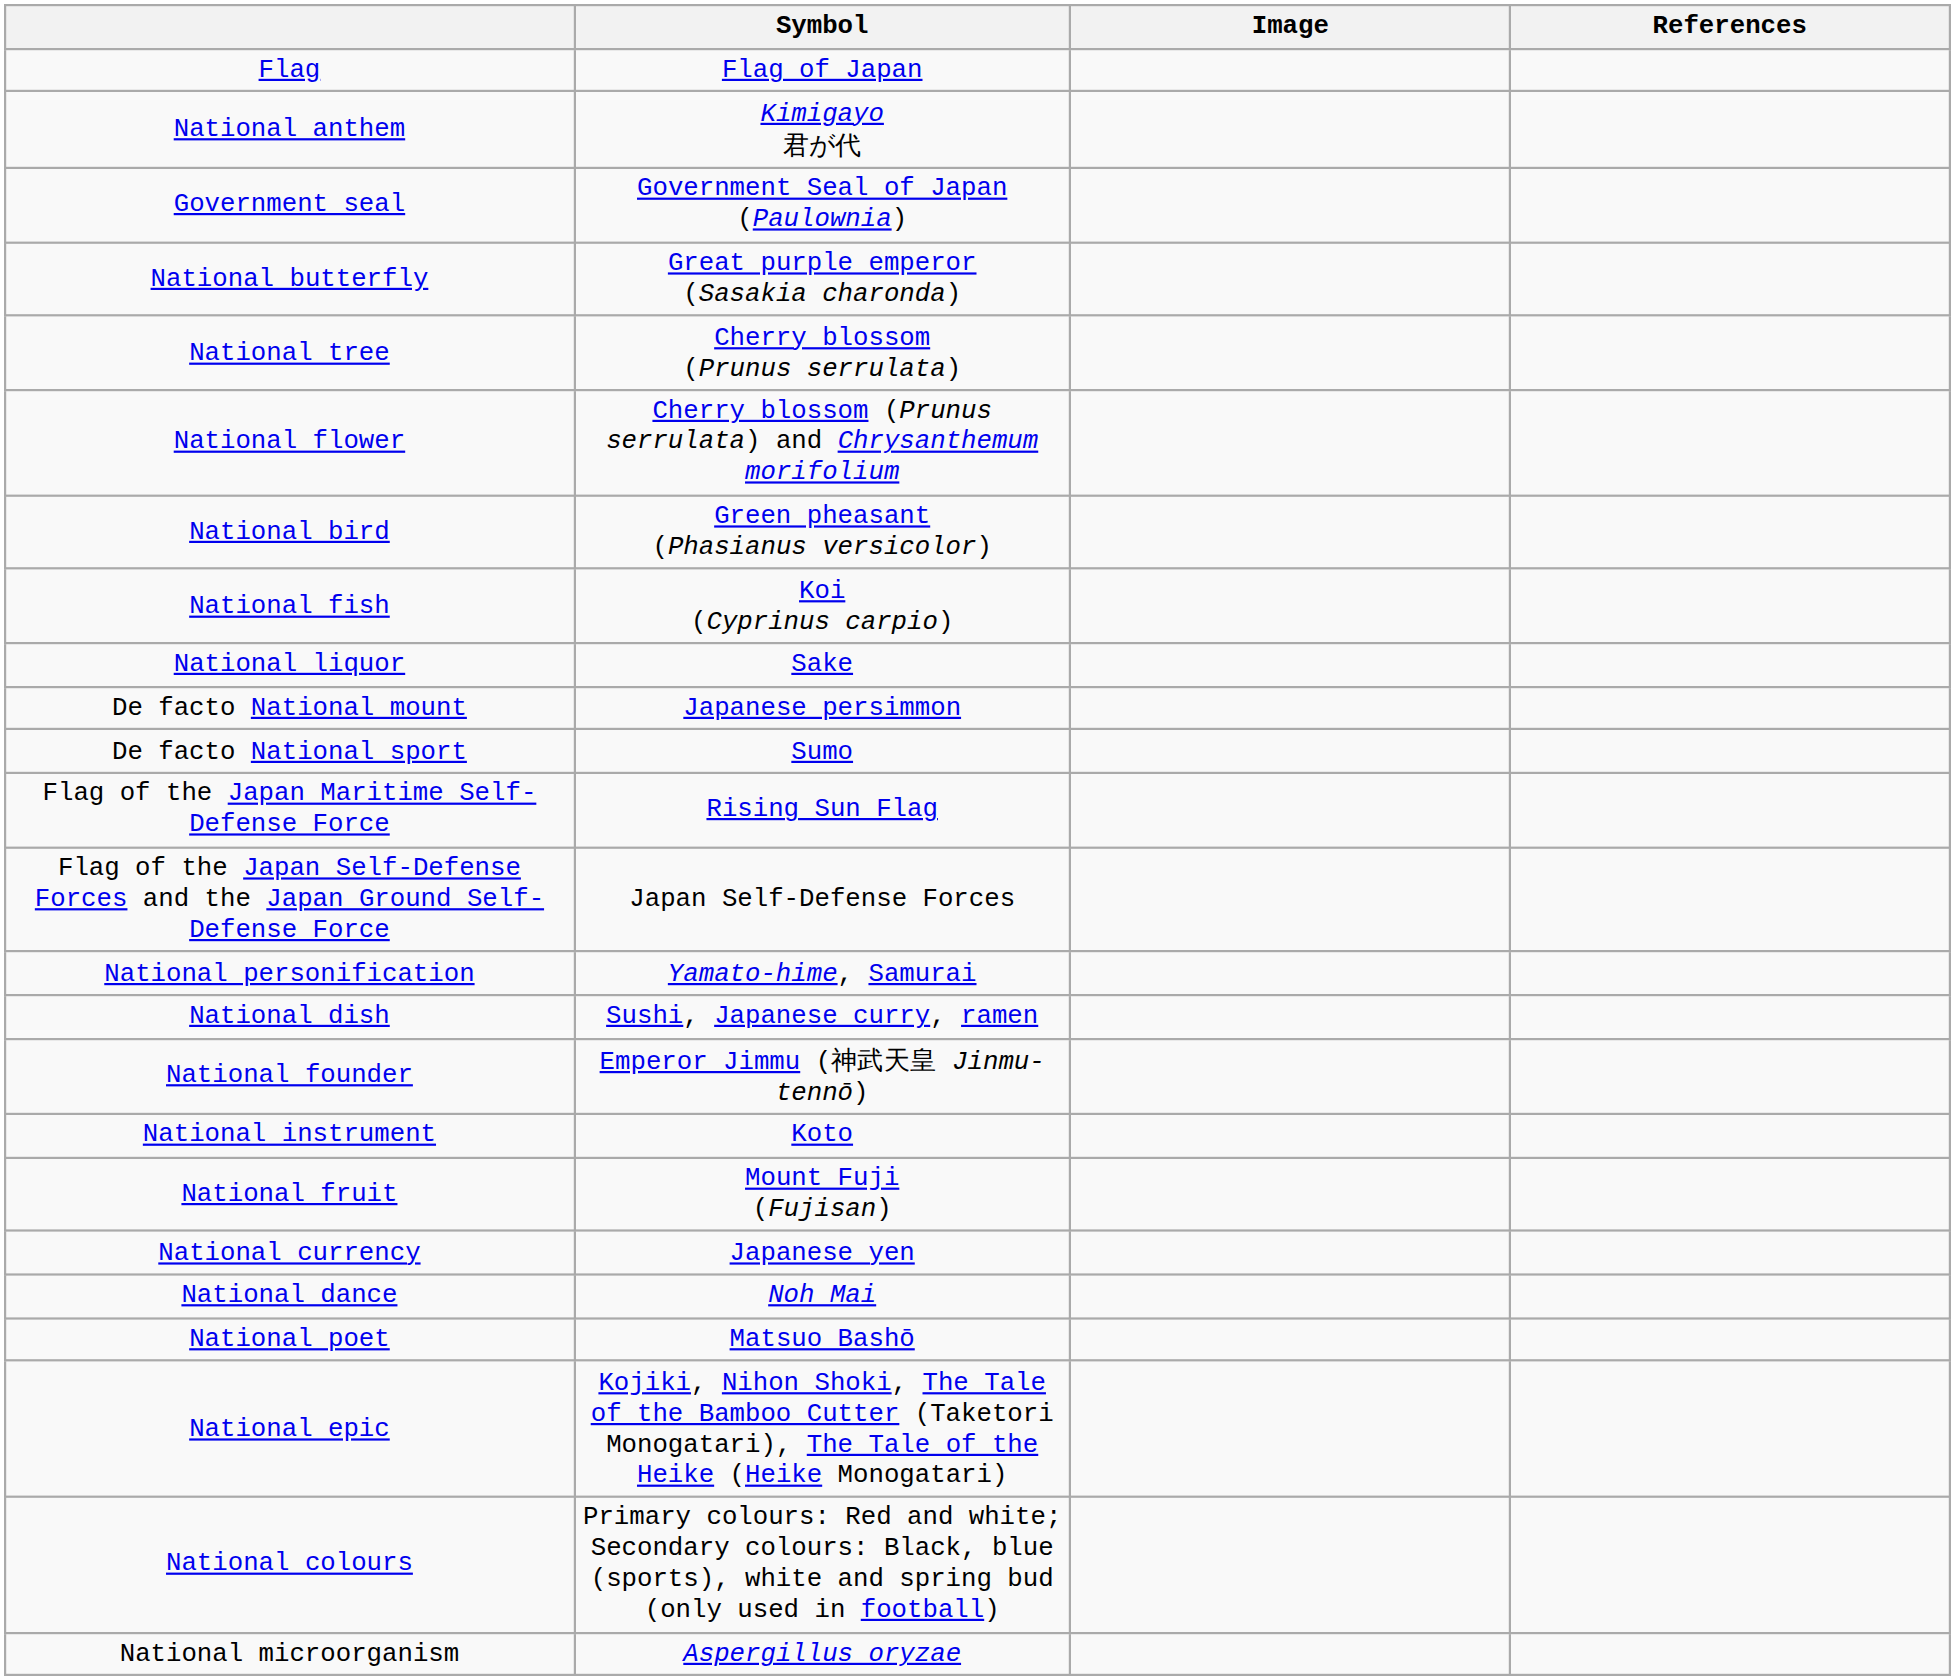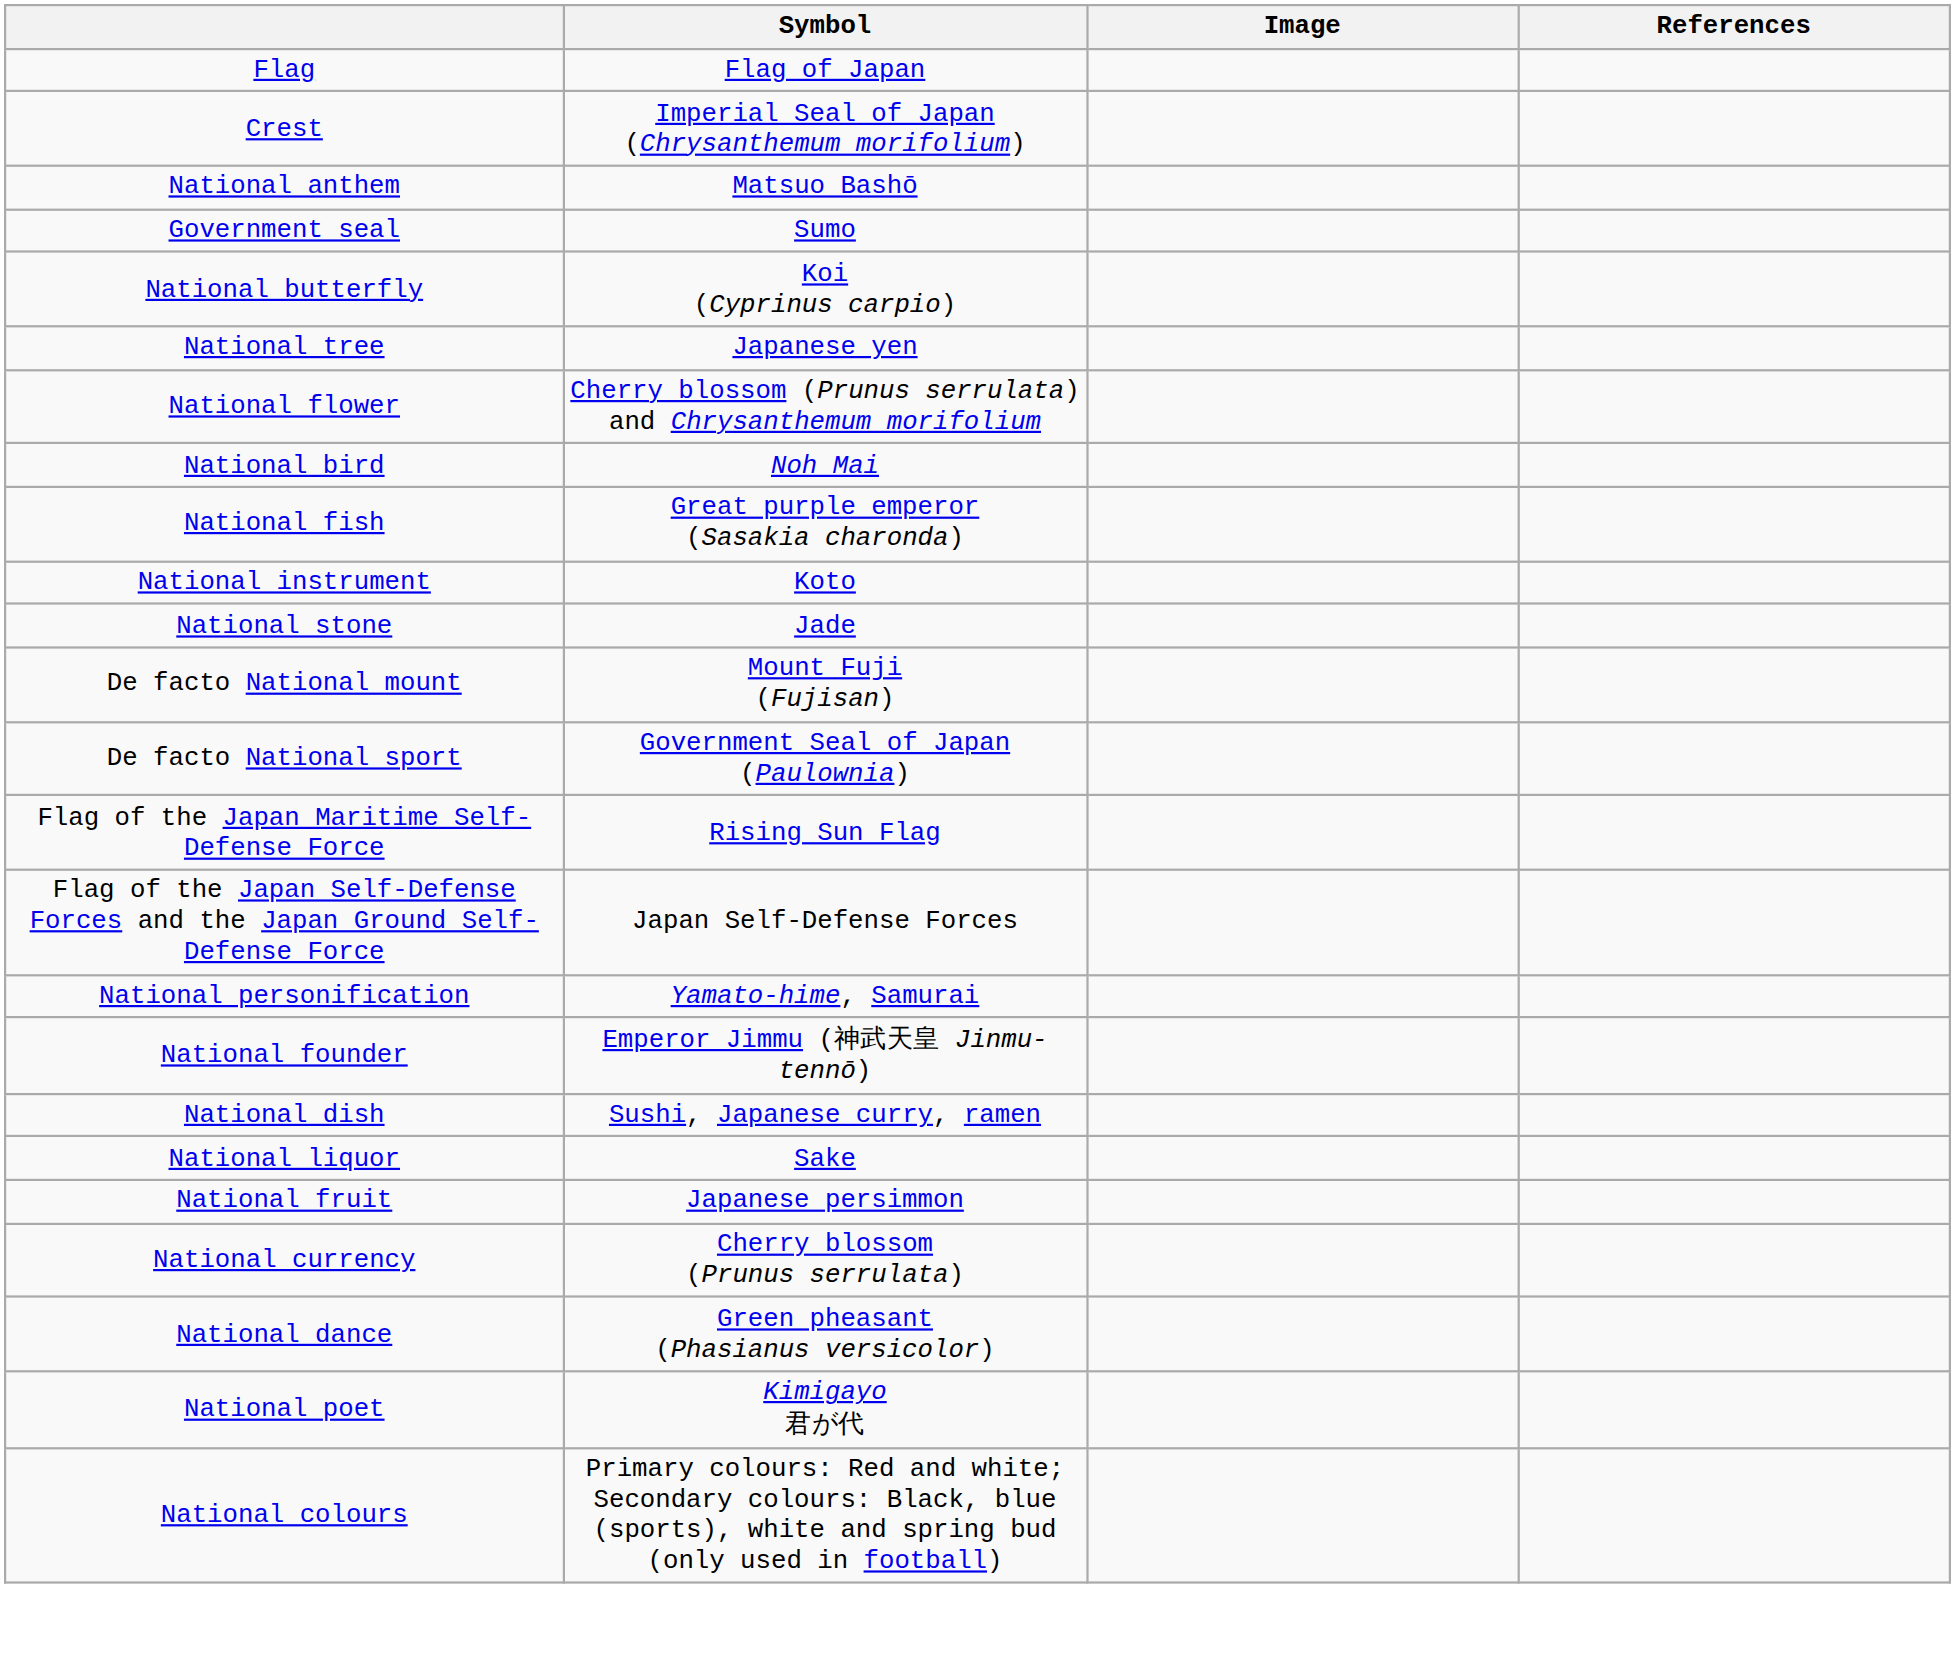+ row: (284, 128)
(822, 129) Kimigayo 君が代 -> (825, 187) Matsuo Bashō
(822, 205) Government Seal of Japan (Paulownia) -> (825, 230) Sumo
(822, 279) Great purple emperor (Sasakia charonda) -> (825, 289) Koi (Cyprinus carpio)
(822, 353) Cherry blossom (Prunus serrulata) -> (825, 347) Japanese yen
(822, 532) Green pheasant (Phasianus versicolor) -> (825, 465) Noh Mai
(822, 606) Koi (Cyprinus carpio) -> (825, 523) Great purple emperor (Sasakia charonda)
rows swapped: (289, 1136) <-> (289, 664)
+ row: (284, 625)
(822, 707) Japanese persimmon -> (825, 684) Mount Fuji (Fujisan)
(822, 751) Sumo -> (825, 758) Government Seal of Japan (Paulownia)
rows swapped: (289, 1076) <-> (289, 1016)
(822, 1194) Mount Fuji (Fujisan) -> (825, 1201) Japanese persimmon
(822, 1253) Japanese yen -> (825, 1260) Cherry blossom (Prunus serrulata)
(822, 1296) Noh Mai -> (825, 1334) Green pheasant (Phasianus versicolor)
(822, 1339) Matsuo Bashō -> (825, 1409) Kimigayo 君が代
- row: (289, 1429)
- row: (289, 1654)
